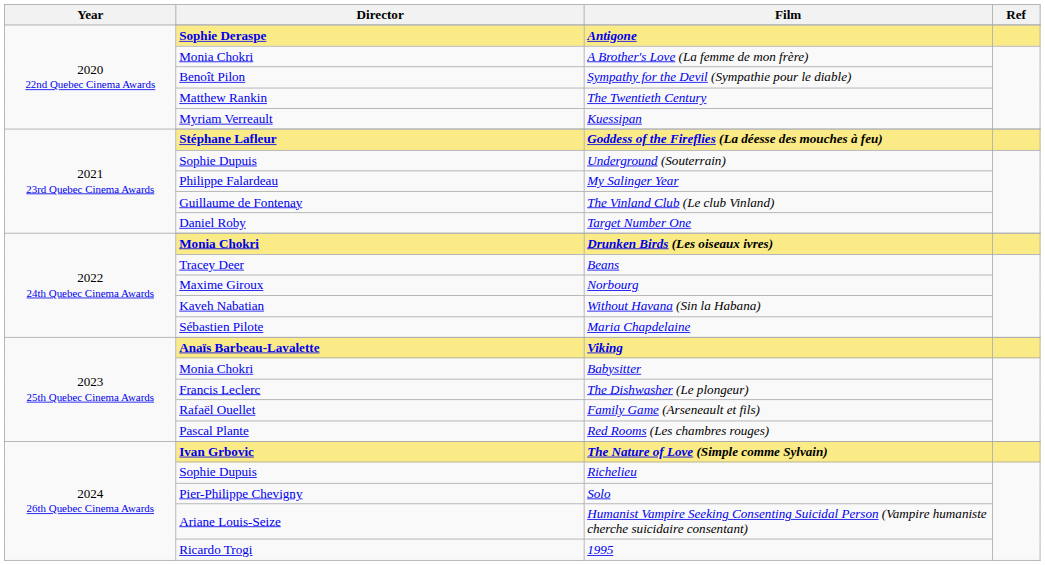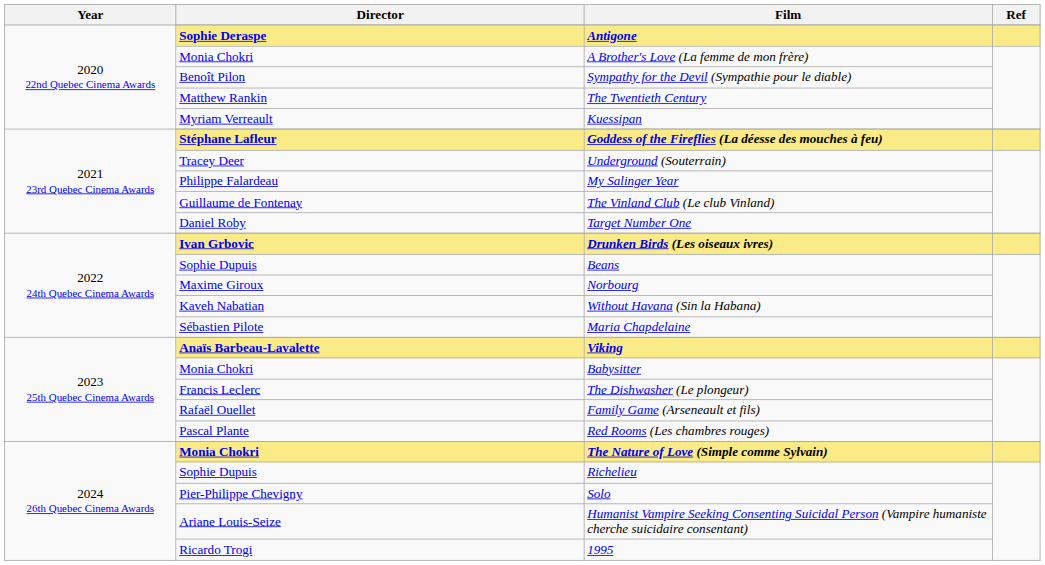(218, 160) Sophie Dupuis -> (212, 160) Tracey Deer
(219, 243) Monia Chokri -> (217, 243) Ivan Grbovic
(212, 264) Tracey Deer -> (218, 264) Sophie Dupuis
(217, 451) Ivan Grbovic -> (219, 451) Monia Chokri
